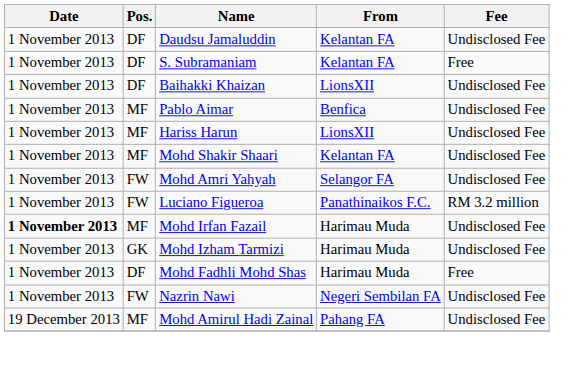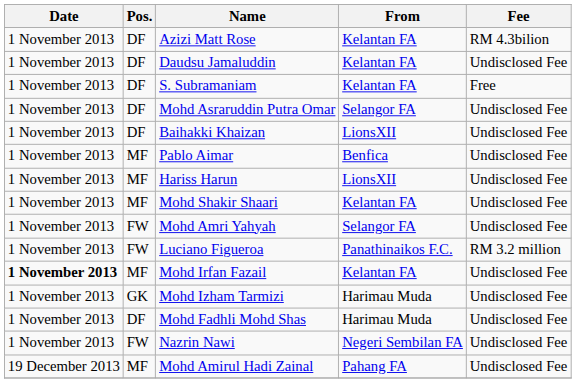+ row: (207, 39)
+ row: (247, 109)
(365, 226) Harimau Muda -> (379, 272) Kelantan FA
(461, 272) Free -> (519, 319) Undisclosed Fee
